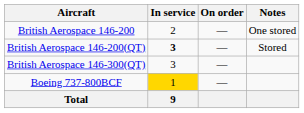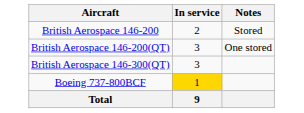- column: (222, 13)
(272, 30) One stored -> (248, 30) Stored
(173, 47) bold -> (197, 47) normal
(272, 47) Stored -> (248, 47) One stored
